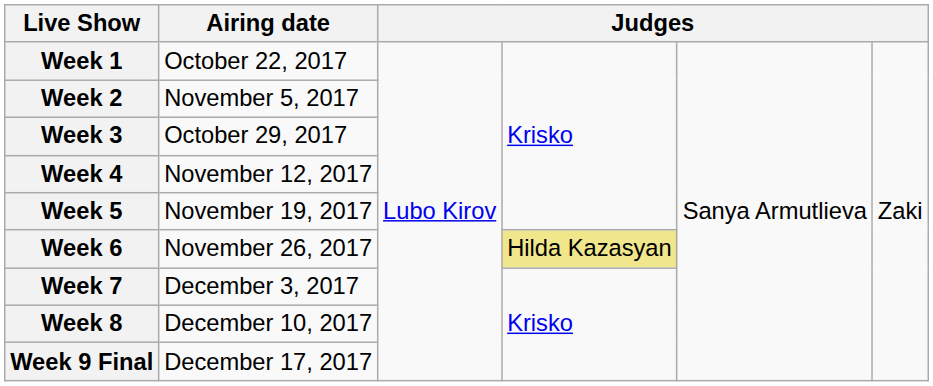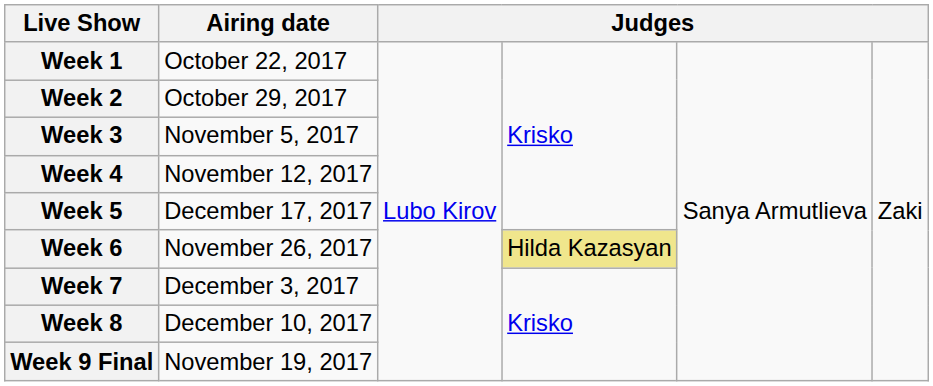(262, 98) November 5, 2017 -> (256, 98) October 29, 2017
(256, 135) October 29, 2017 -> (262, 135) November 5, 2017
(268, 211) November 19, 2017 -> (268, 211) December 17, 2017
(268, 361) December 17, 2017 -> (268, 361) November 19, 2017
